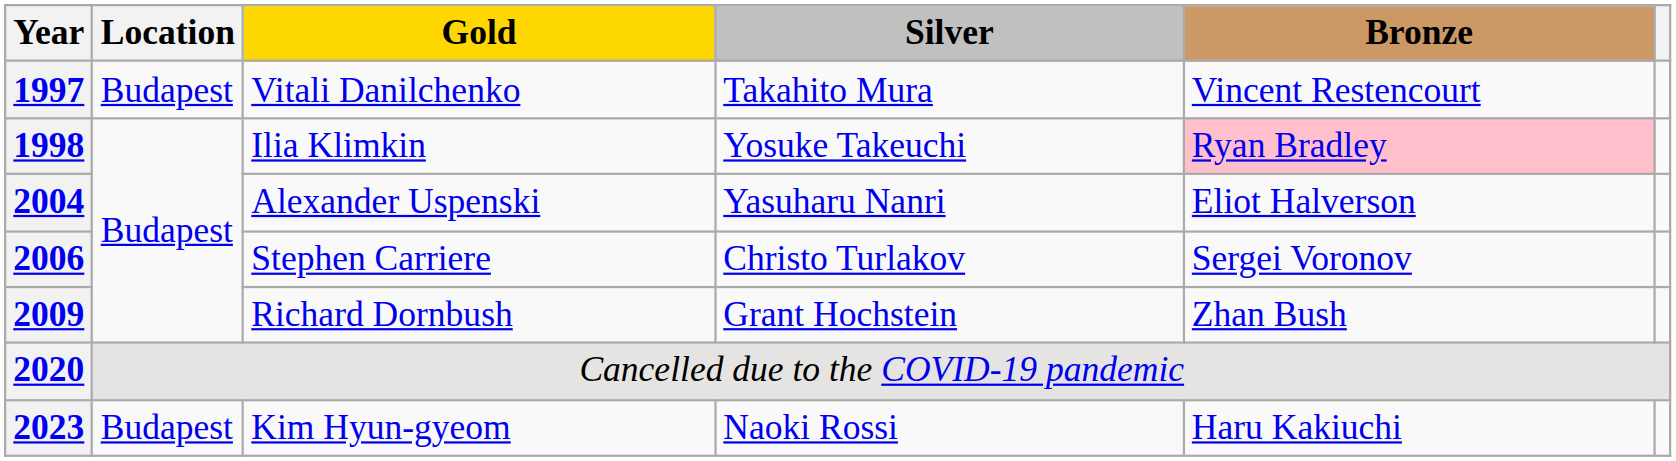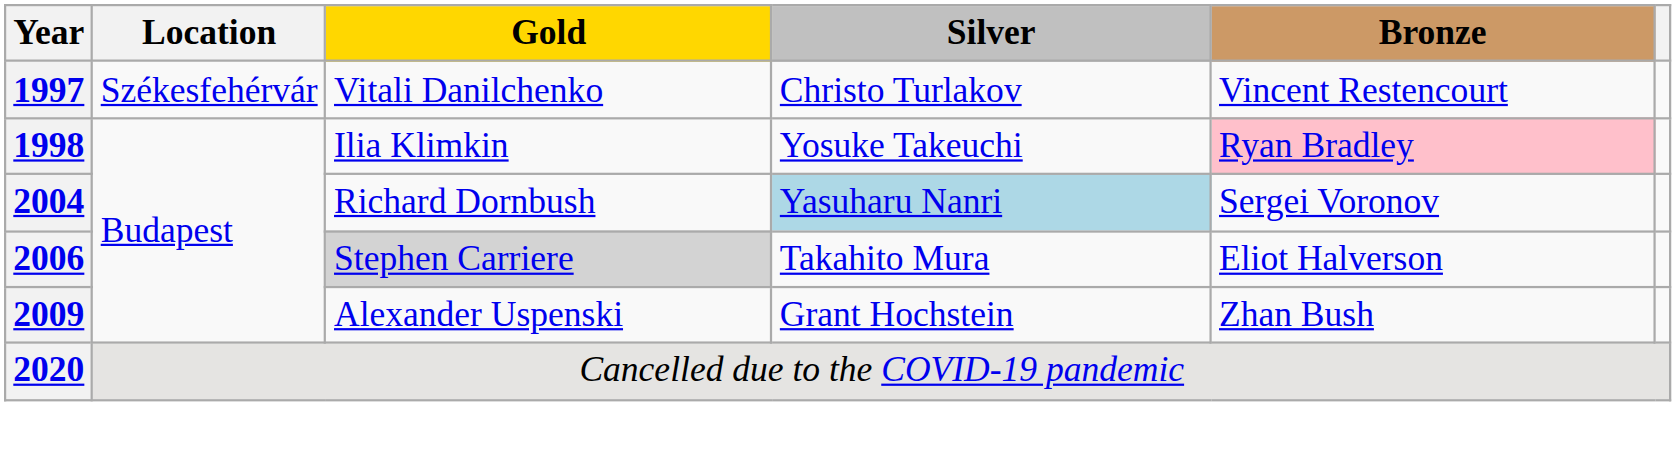(167, 88) Budapest -> (209, 88) Székesfehérvár
(828, 88) Takahito Mura -> (901, 88) Christo Turlakov
(396, 201) Alexander Uspenski -> (465, 201) Richard Dornbush
(834, 201) no background -> (891, 201) lightblue background
(1304, 201) Eliot Halverson -> (1329, 201) Sergei Voronov
(371, 257) no background -> (454, 257) lightgrey background
(844, 257) Christo Turlakov -> (885, 257) Takahito Mura
(1302, 257) Sergei Voronov -> (1331, 257) Eliot Halverson
(382, 314) Richard Dornbush -> (479, 314) Alexander Uspenski
- row: (49, 426)
